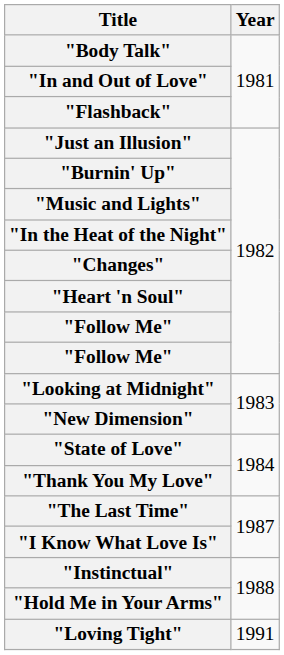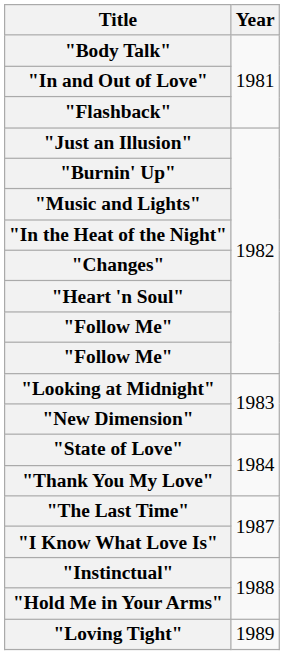(255, 633) 1991 -> (255, 633) 1989
